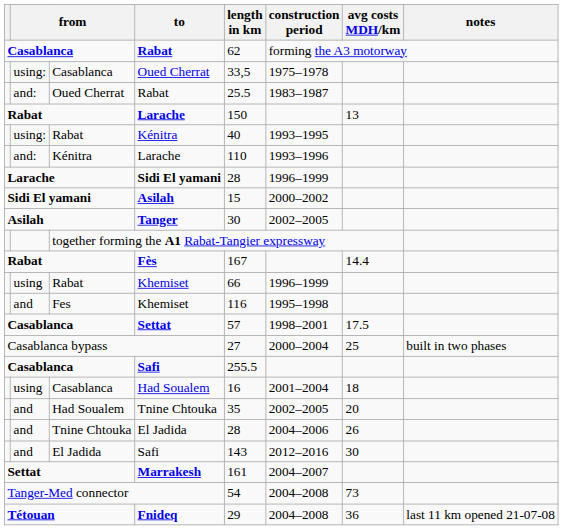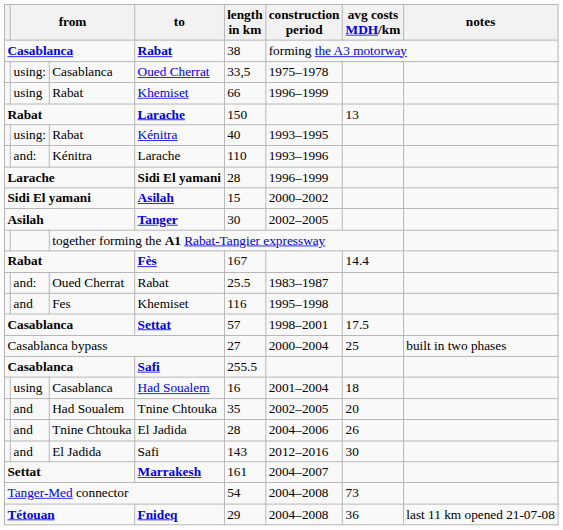(234, 51) 62 -> (234, 51) 38
rows swapped: (88, 93) <-> (68, 282)
